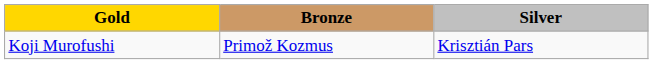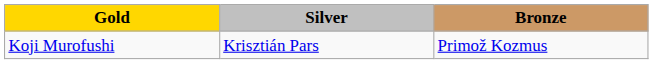columns swapped: (541, 17) <-> (326, 17)
